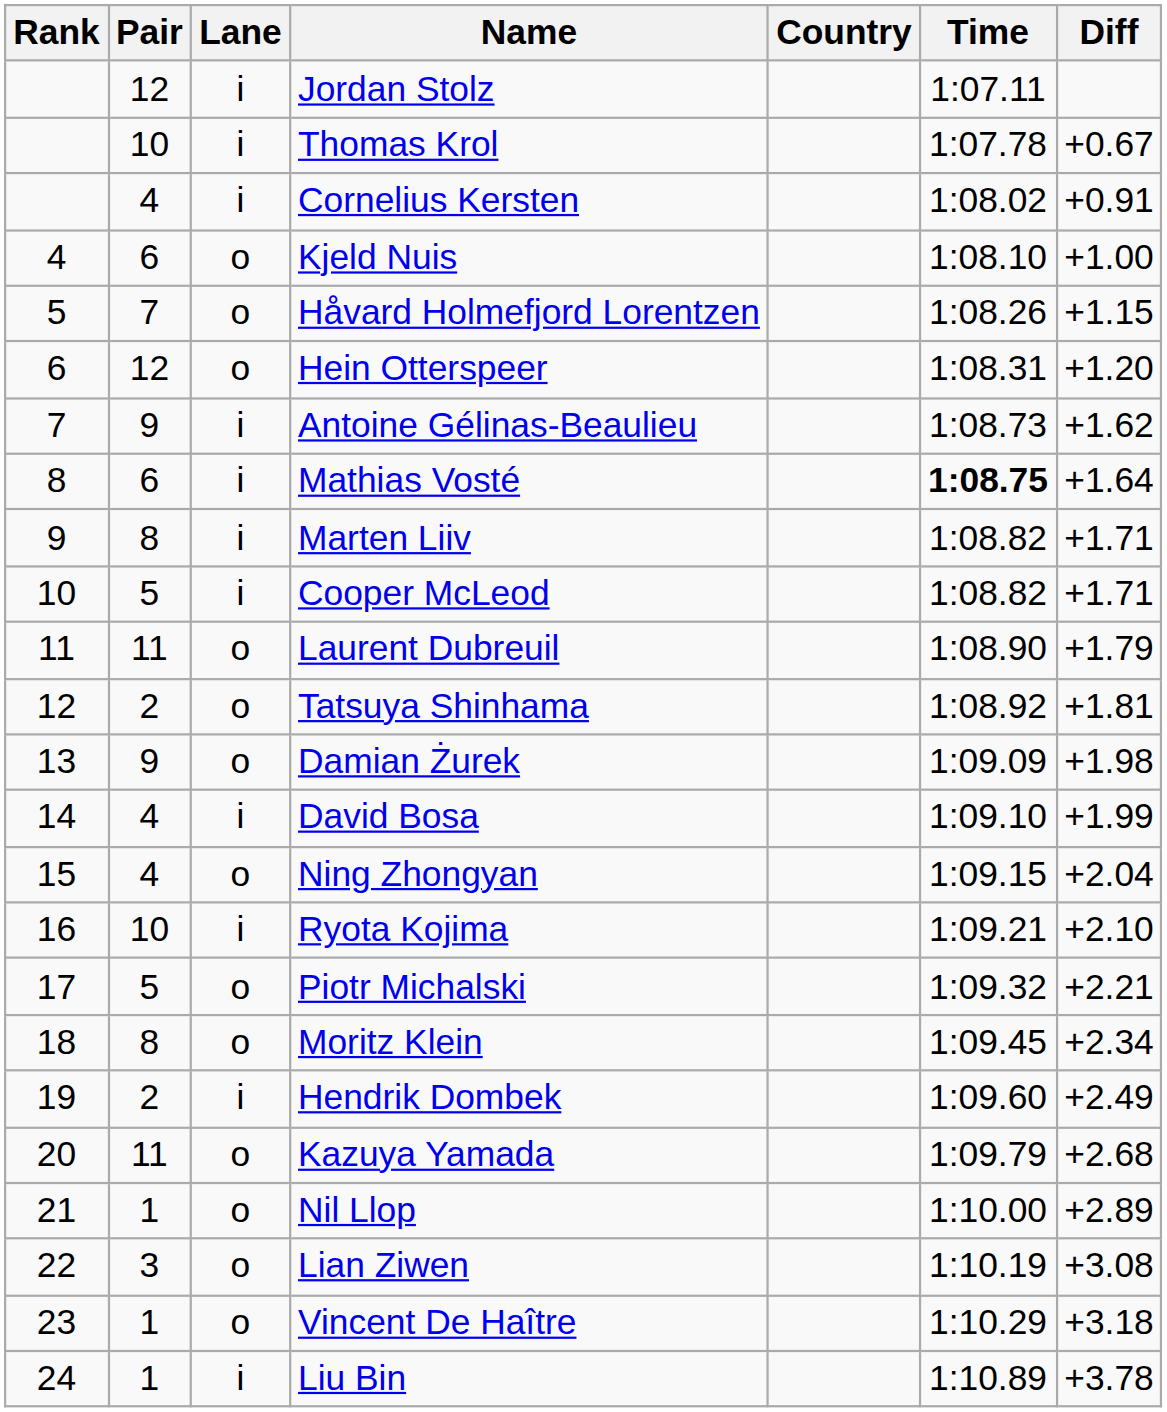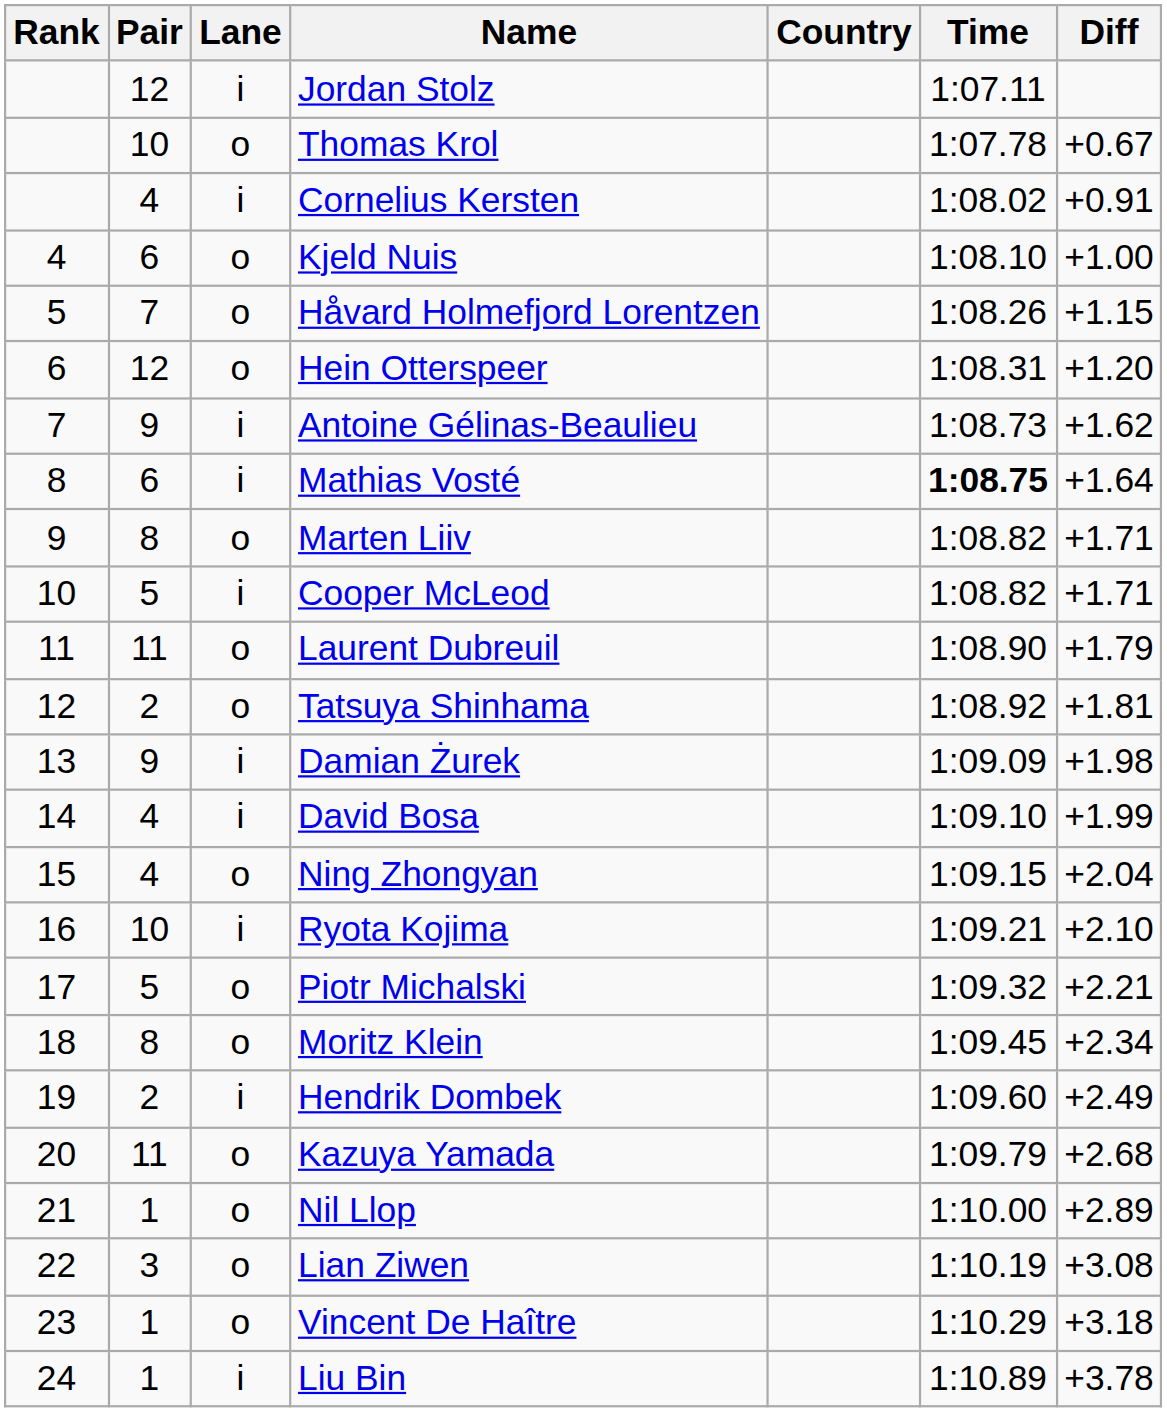(240, 144) i -> (240, 144) o
(240, 537) i -> (240, 537) o
(240, 761) o -> (240, 761) i
